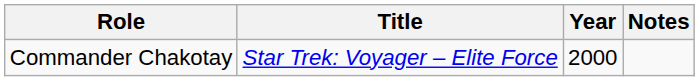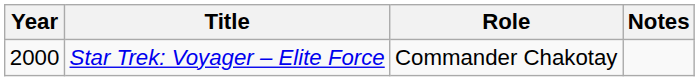columns swapped: (593, 22) <-> (121, 22)
